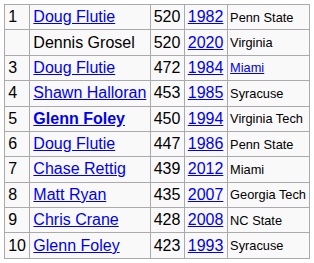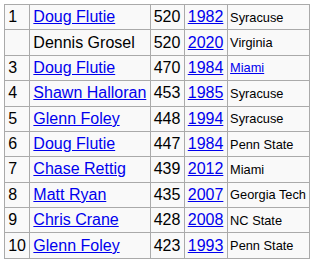(262, 17) Penn State -> (257, 17) Syracuse
(167, 67) 472 -> (167, 67) 470
(79, 118) bold -> (76, 118) normal
(167, 118) 450 -> (167, 118) 448
(266, 119) Virginia Tech -> (257, 119) Syracuse
(206, 144) 1986 -> (206, 144) 1984
(257, 246) Syracuse -> (262, 246) Penn State
